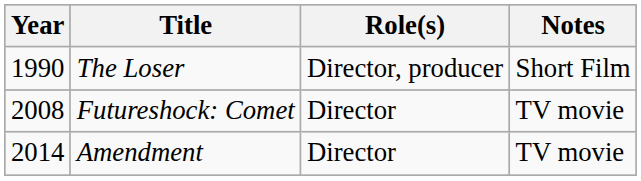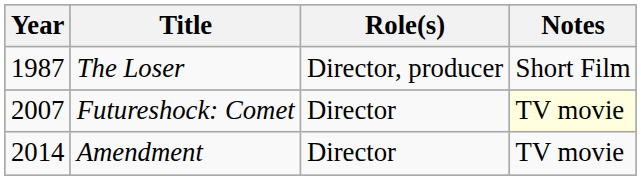(38, 68) 1990 -> (38, 68) 1987
(38, 110) 2008 -> (38, 110) 2007
(570, 110) no background -> (570, 110) lightyellow background
